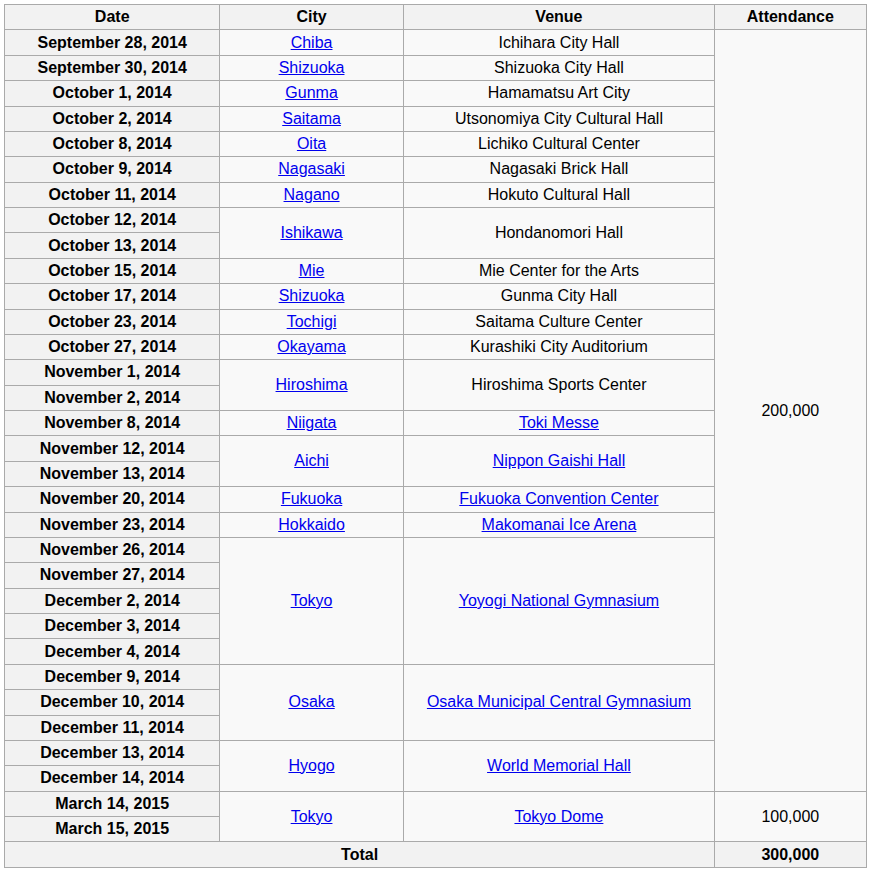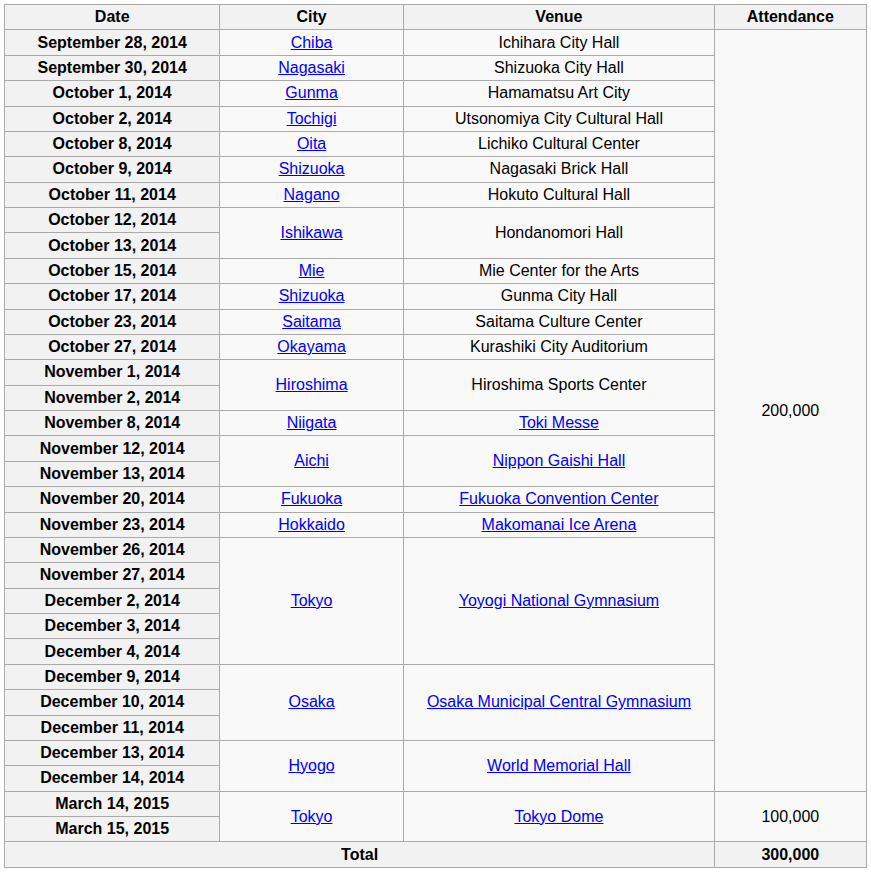(312, 67) Shizuoka -> (312, 67) Nagasaki
(312, 118) Saitama -> (312, 118) Tochigi
(312, 169) Nagasaki -> (312, 169) Shizuoka
(312, 321) Tochigi -> (312, 321) Saitama
